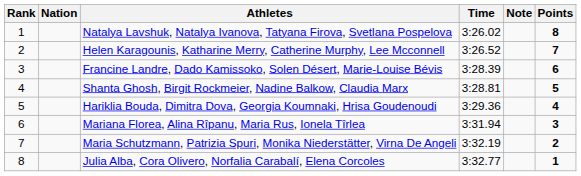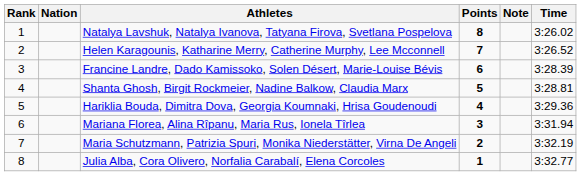columns swapped: (481, 13) <-> (555, 13)
